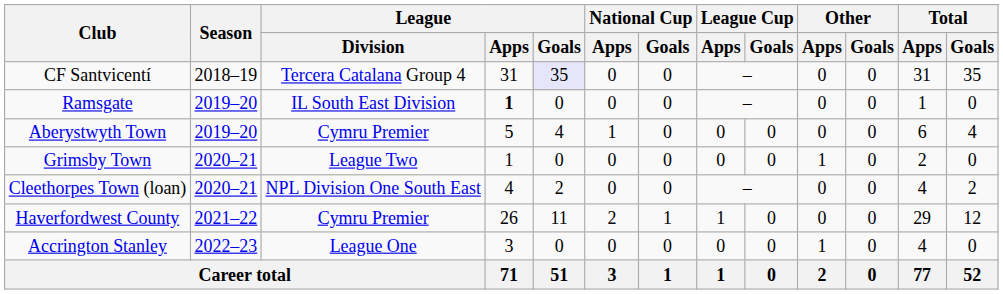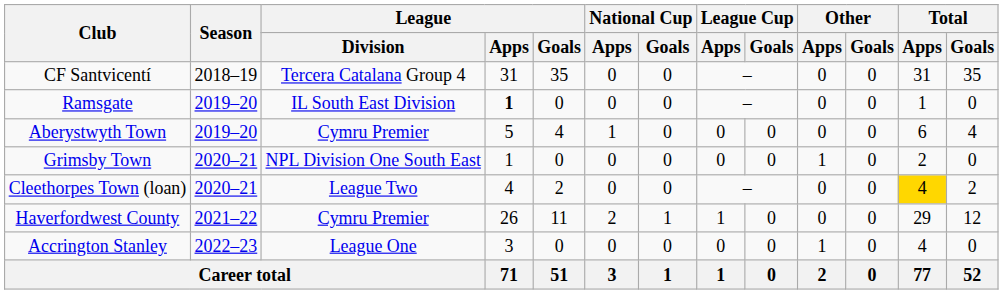(559, 75) lavender background -> (559, 75) no background
(373, 160) League Two -> (373, 160) NPL Division One South East
(373, 189) NPL Division One South East -> (373, 189) League Two
(922, 189) no background -> (922, 189) gold background
